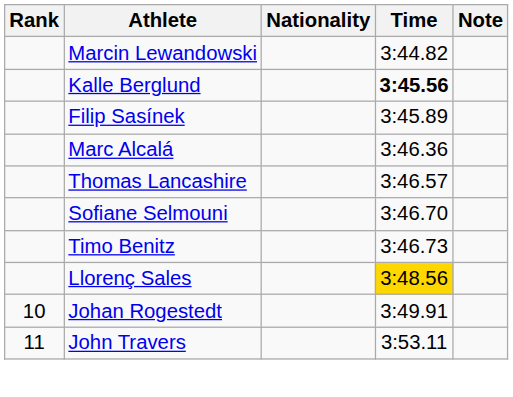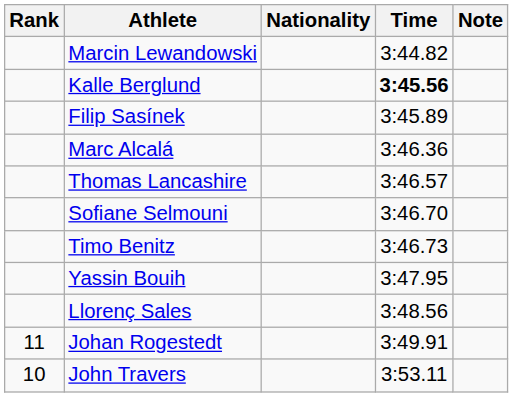+ row: (127, 278)
(414, 278) gold background -> (414, 310) no background
(34, 310) 10 -> (34, 342) 11
(34, 342) 11 -> (34, 375) 10
